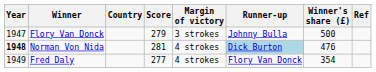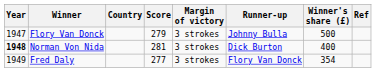(197, 47) 4 strokes -> (197, 47) 3 strokes
(255, 47) lightblue background -> (255, 47) no background
(328, 47) 476 -> (328, 47) 400
(197, 60) 4 strokes -> (197, 60) 3 strokes
